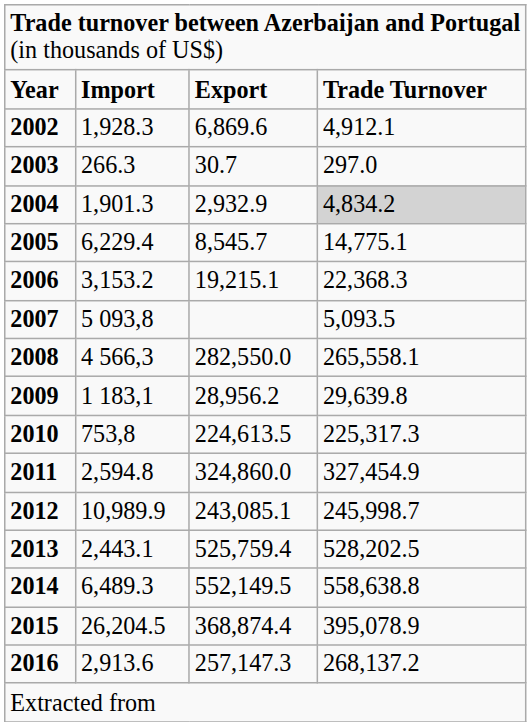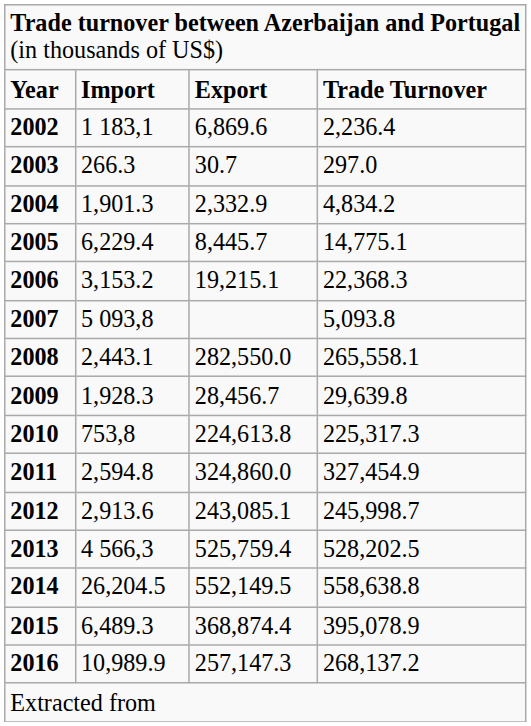(117, 127) 1,928.3 -> (117, 127) 1 183,1
(359, 127) 4,912.1 -> (359, 127) 2,236.4
(231, 204) 2,932.9 -> (231, 204) 2,332.9
(359, 204) lightgrey background -> (359, 204) no background
(231, 242) 8,545.7 -> (231, 242) 8,445.7
(359, 319) 5,093.5 -> (359, 319) 5,093.8
(117, 357) 4 566,3 -> (117, 357) 2,443.1
(117, 395) 1 183,1 -> (117, 395) 1,928.3
(237, 395) 28,956.2 -> (237, 395) 28,456.7
(243, 434) 224,613.5 -> (243, 434) 224,613.8
(123, 510) 10,989.9 -> (117, 510) 2,913.6
(117, 548) 2,443.1 -> (117, 548) 4 566,3
(117, 587) 6,489.3 -> (123, 587) 26,204.5
(123, 625) 26,204.5 -> (117, 625) 6,489.3
(117, 663) 2,913.6 -> (123, 663) 10,989.9
